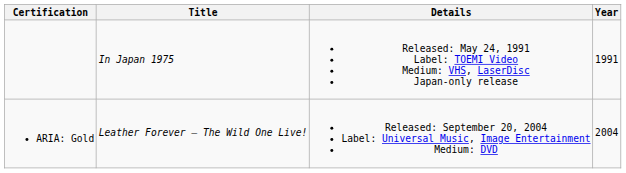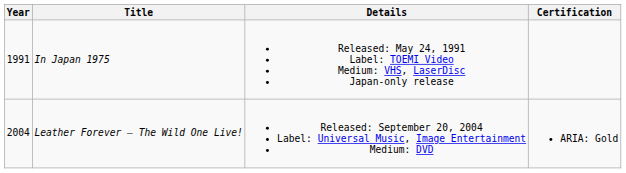columns swapped: (607, 12) <-> (50, 12)
